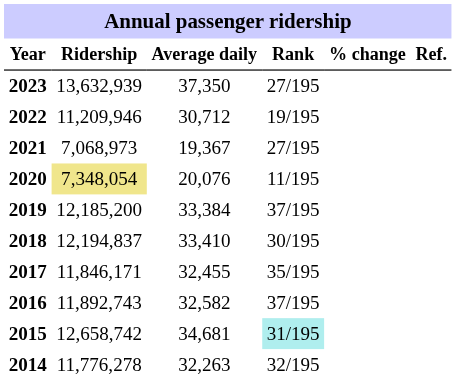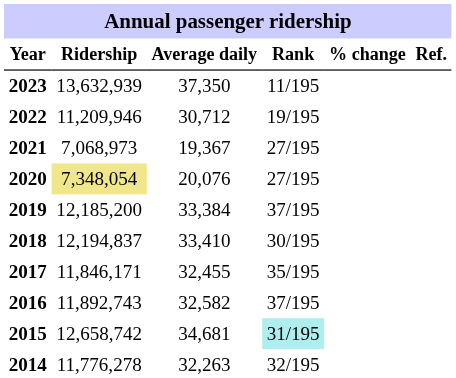(293, 86) 27/195 -> (293, 86) 11/195
(293, 178) 11/195 -> (293, 178) 27/195
